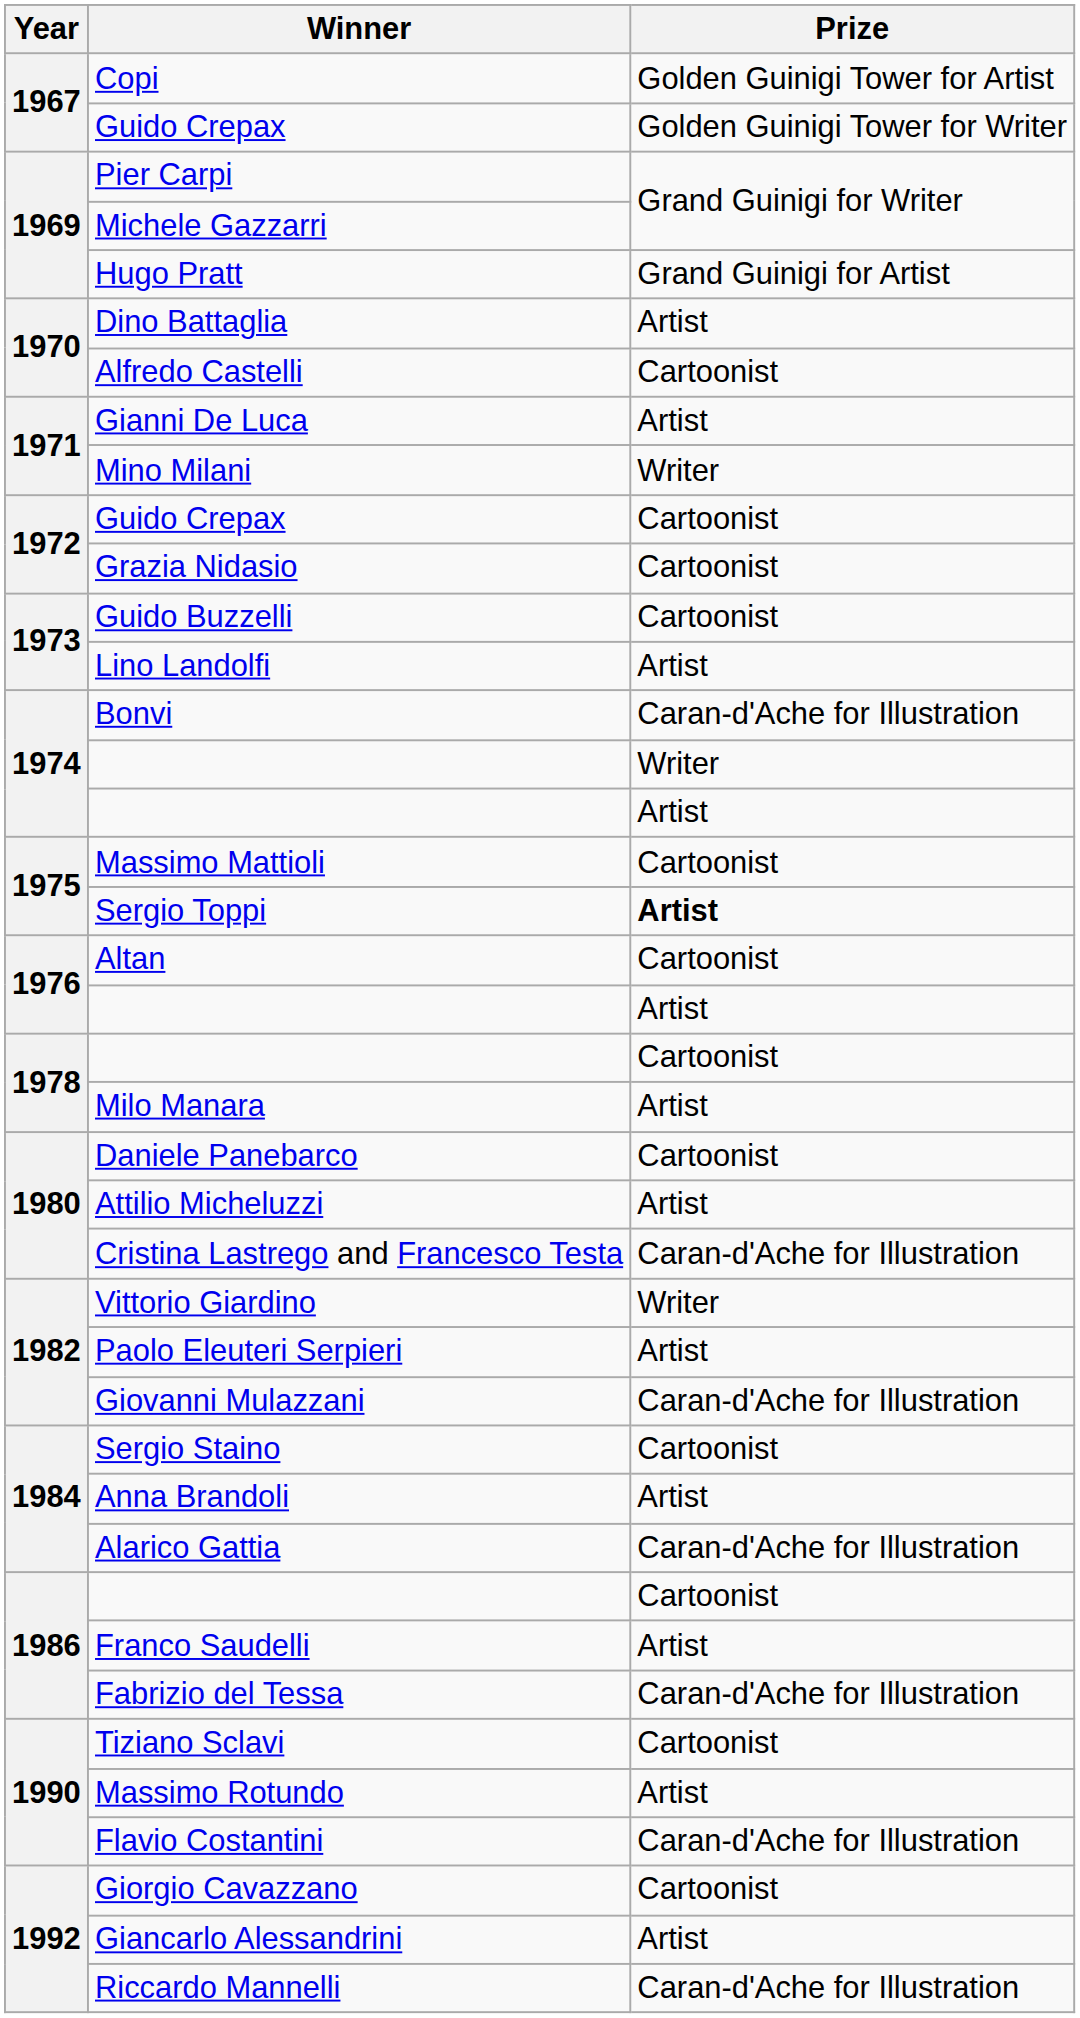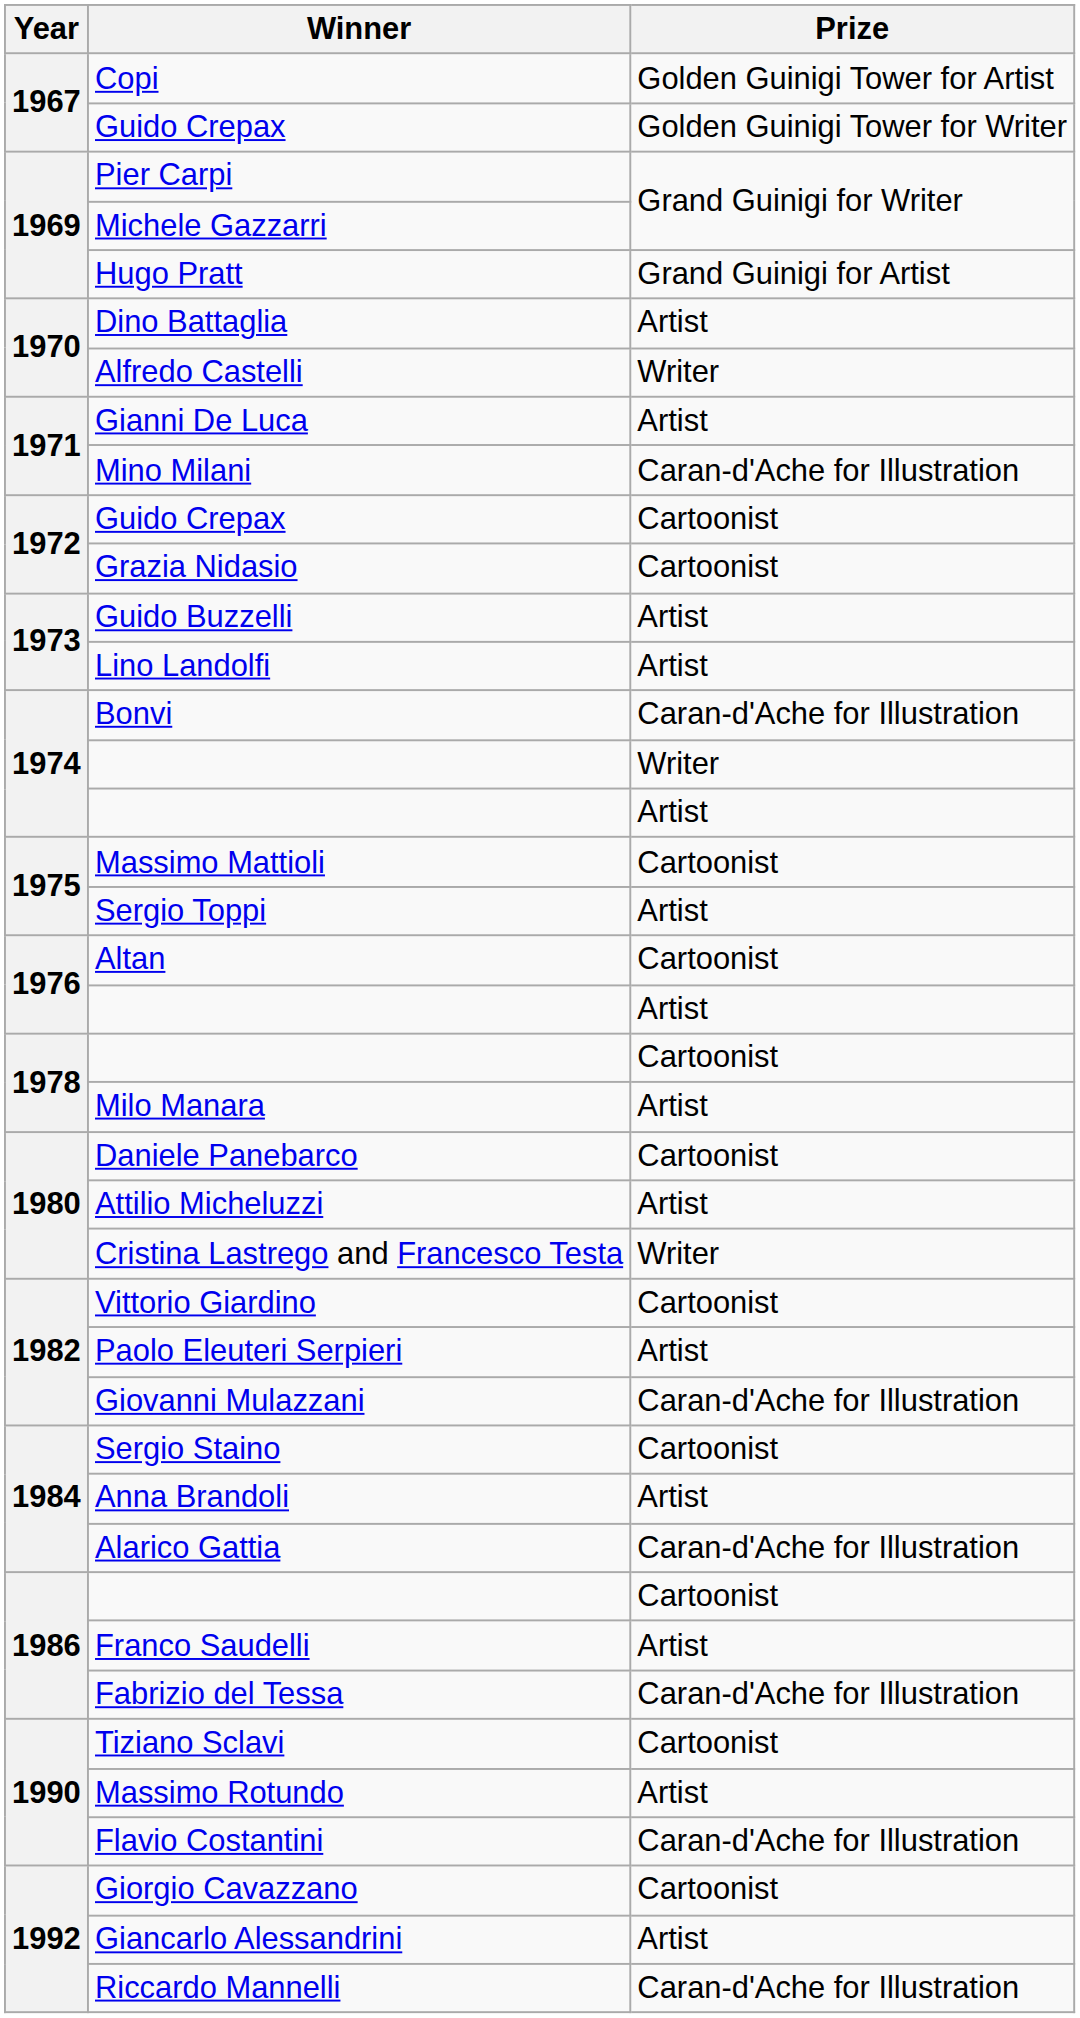(708, 371) Cartoonist -> (678, 371) Writer
(678, 469) Writer -> (828, 469) Caran-d'Ache for Illustration
(708, 616) Cartoonist -> (673, 616) Artist
(678, 910) bold -> (673, 910) normal
(828, 1253) Caran-d'Ache for Illustration -> (678, 1253) Writer
(678, 1302) Writer -> (708, 1302) Cartoonist
